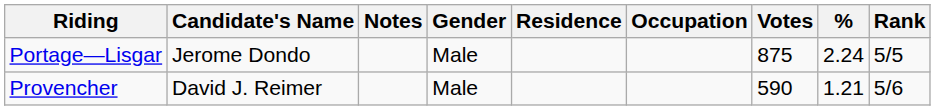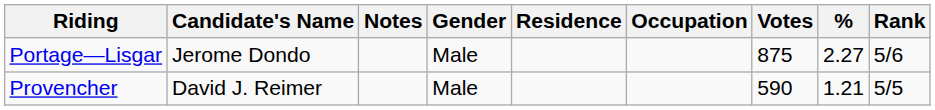(844, 54) 2.24 -> (844, 54) 2.27
(889, 54) 5/5 -> (889, 54) 5/6
(889, 88) 5/6 -> (889, 88) 5/5
